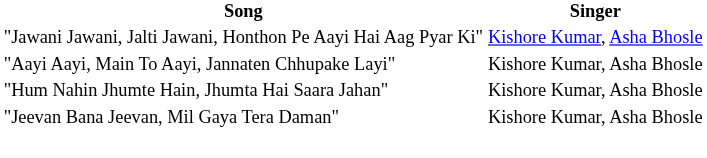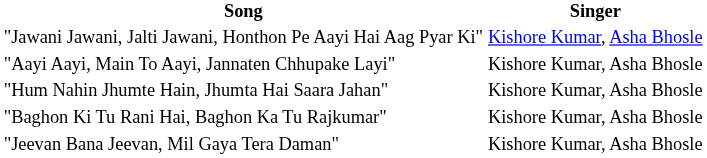+ row: (195, 116)
